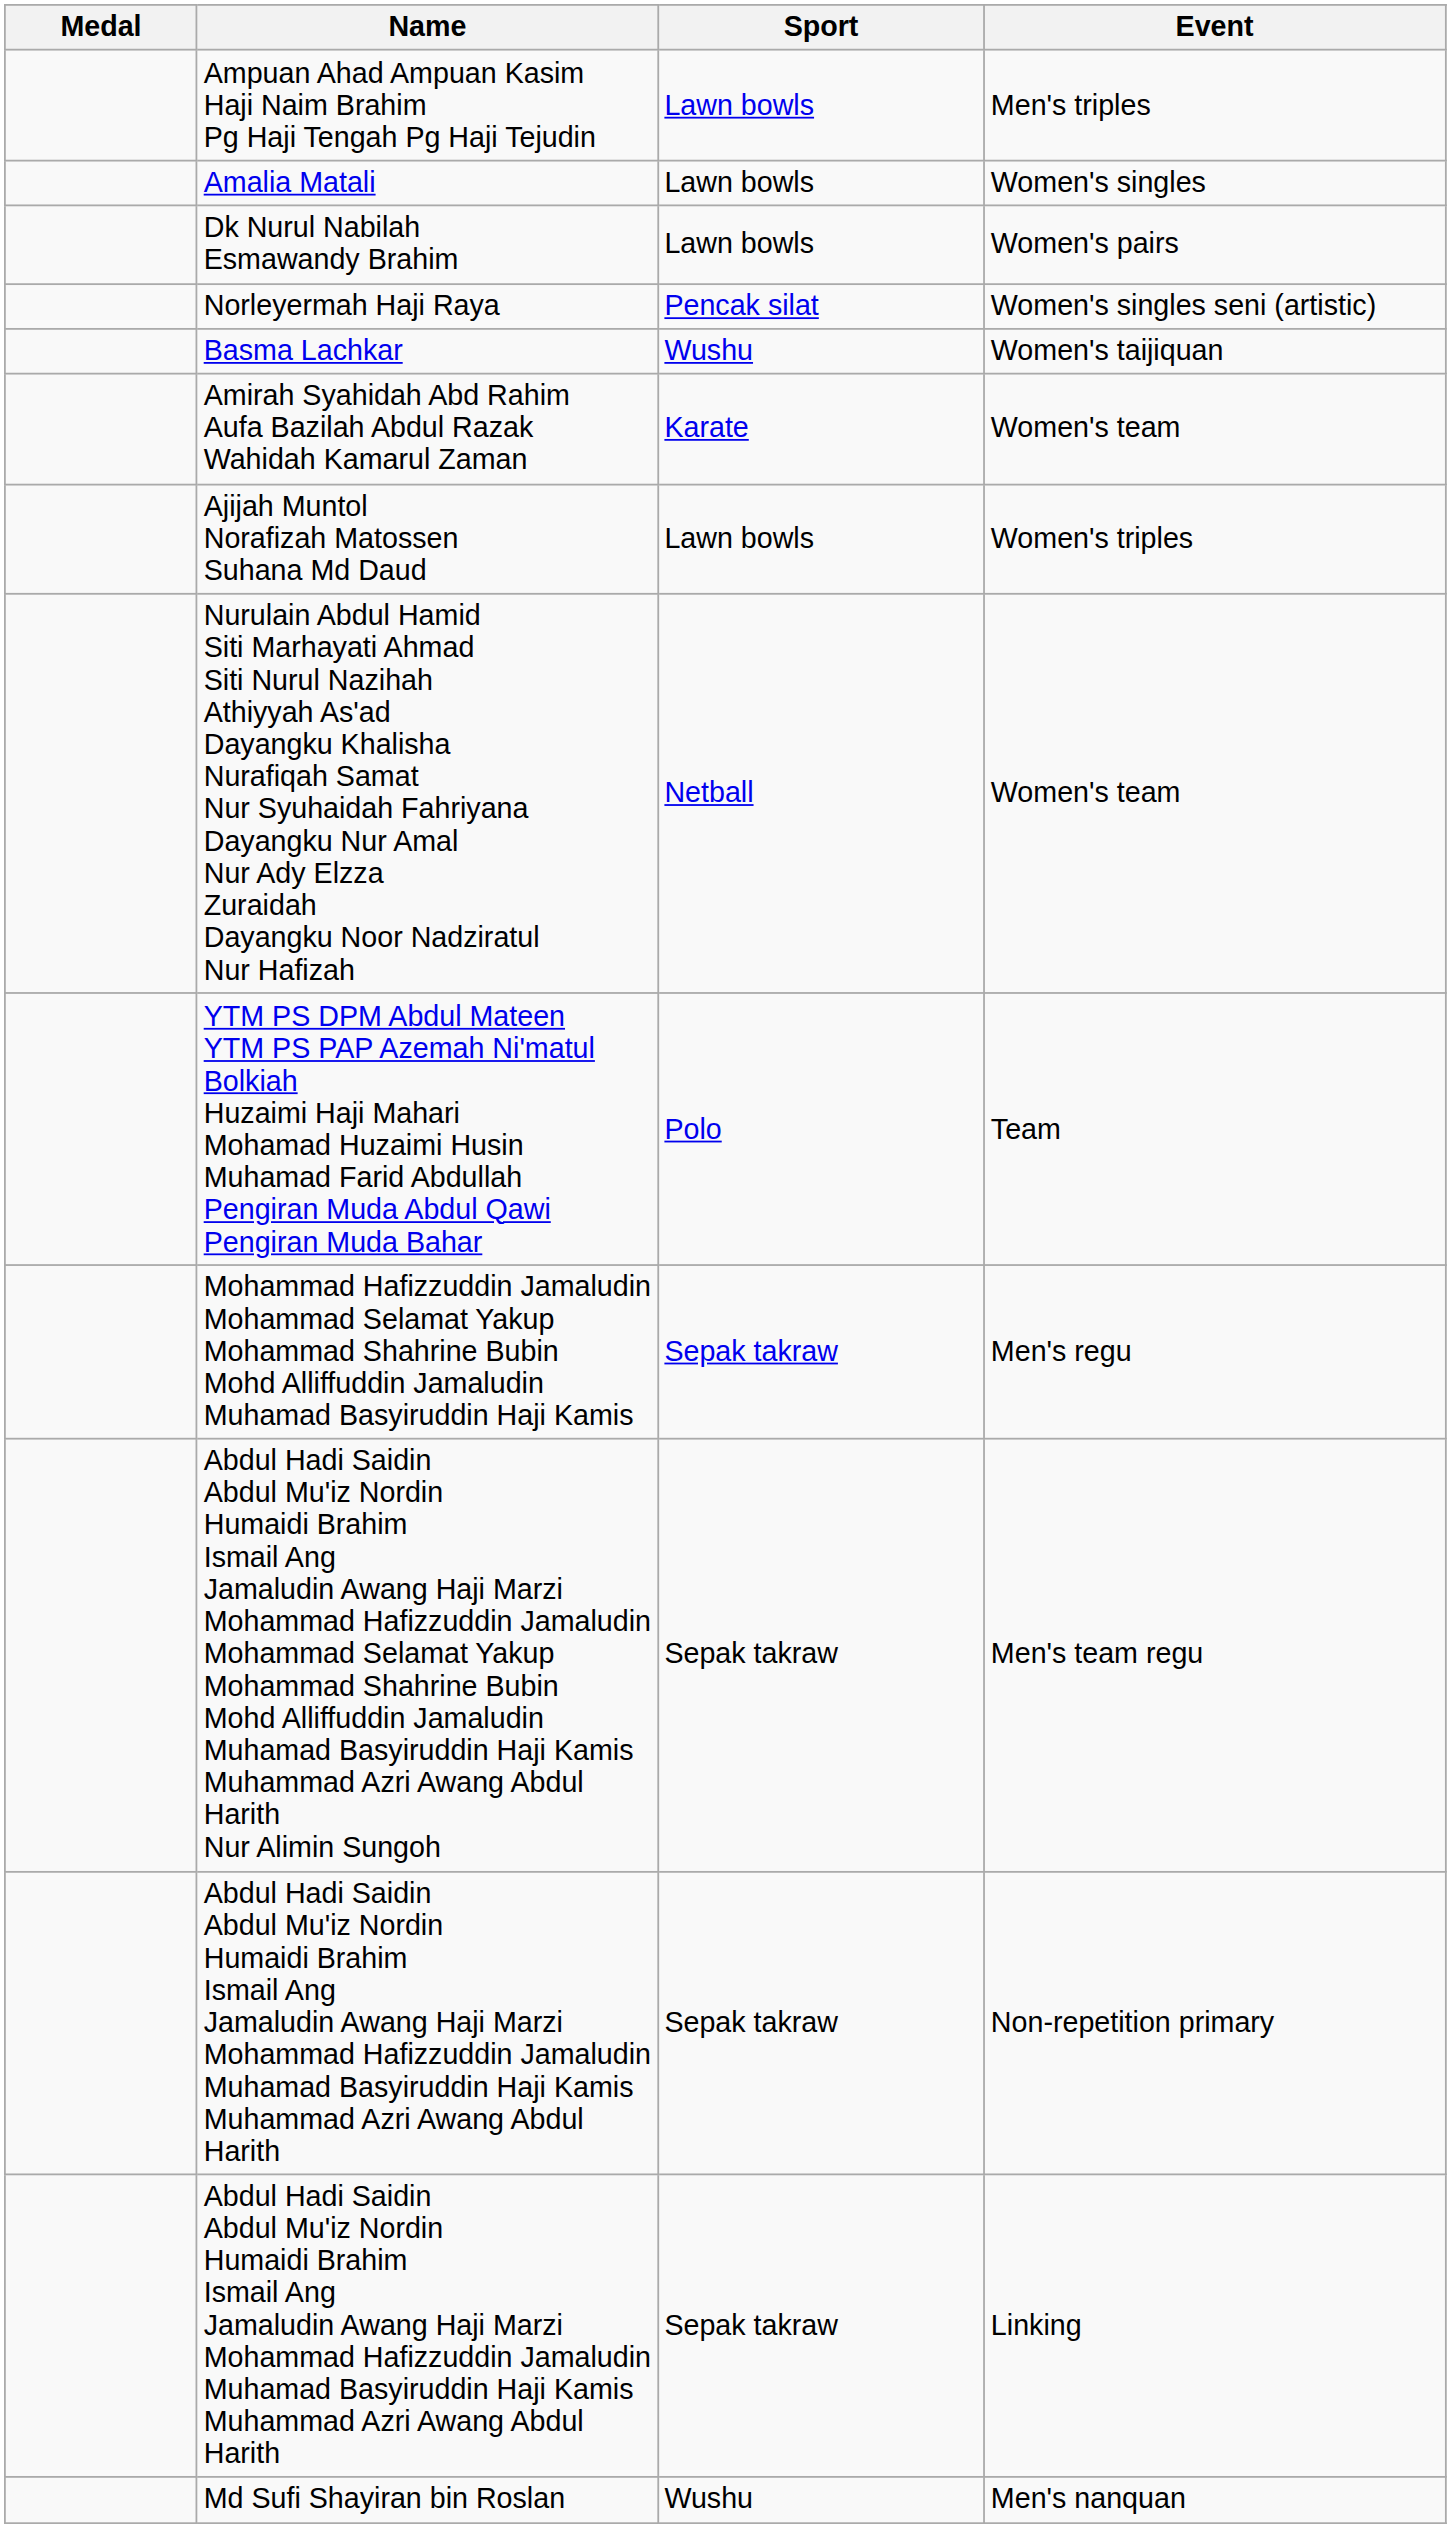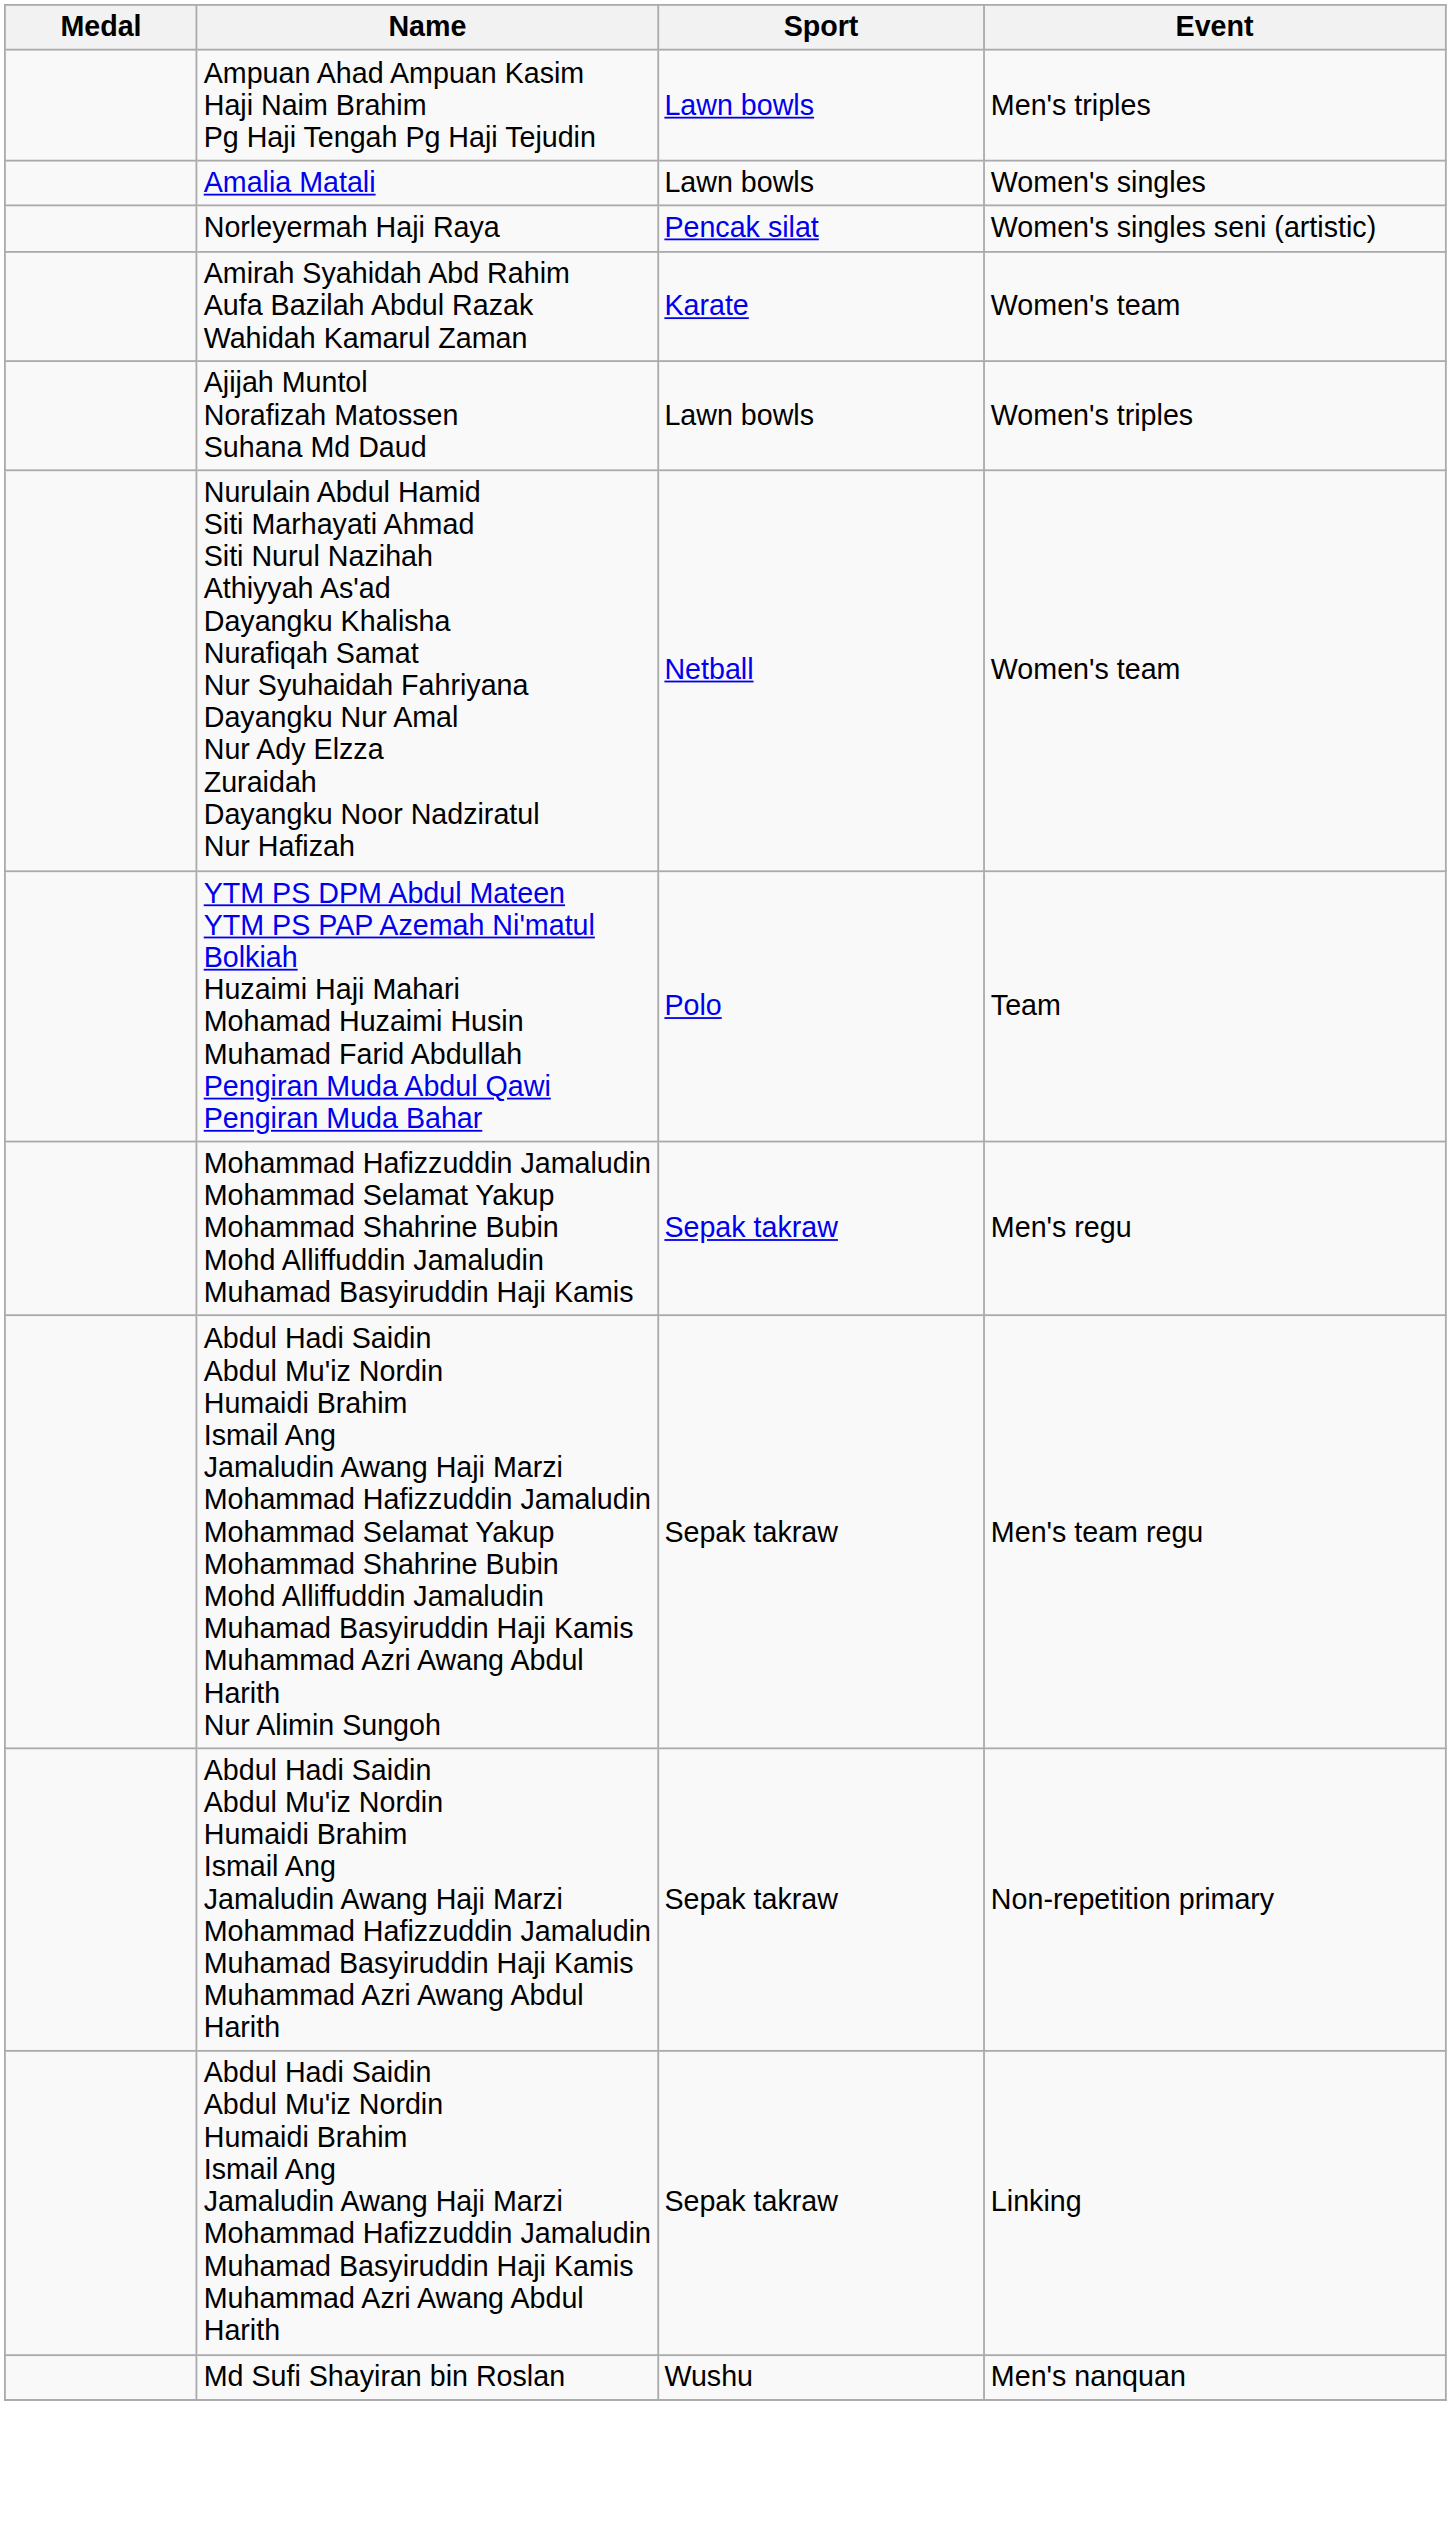- row: (331, 244)
- row: (303, 350)
